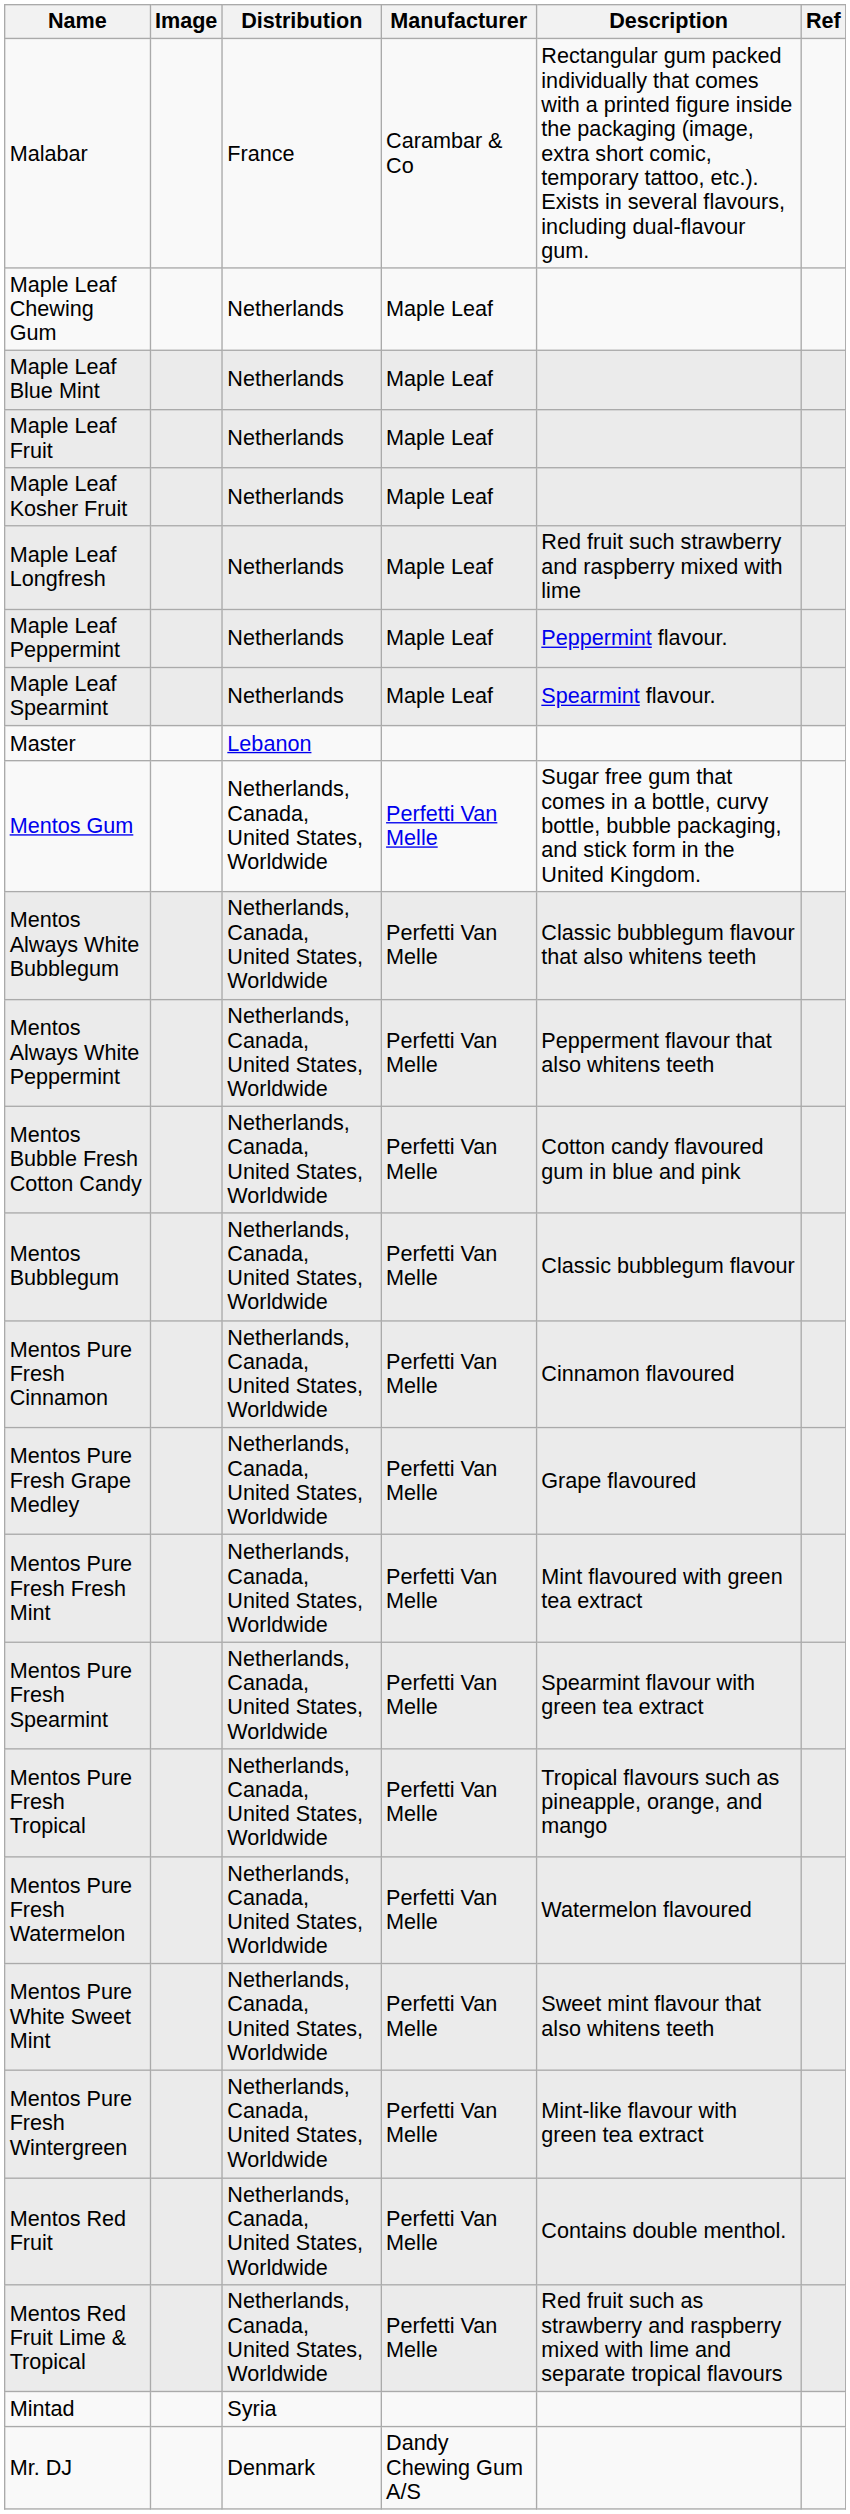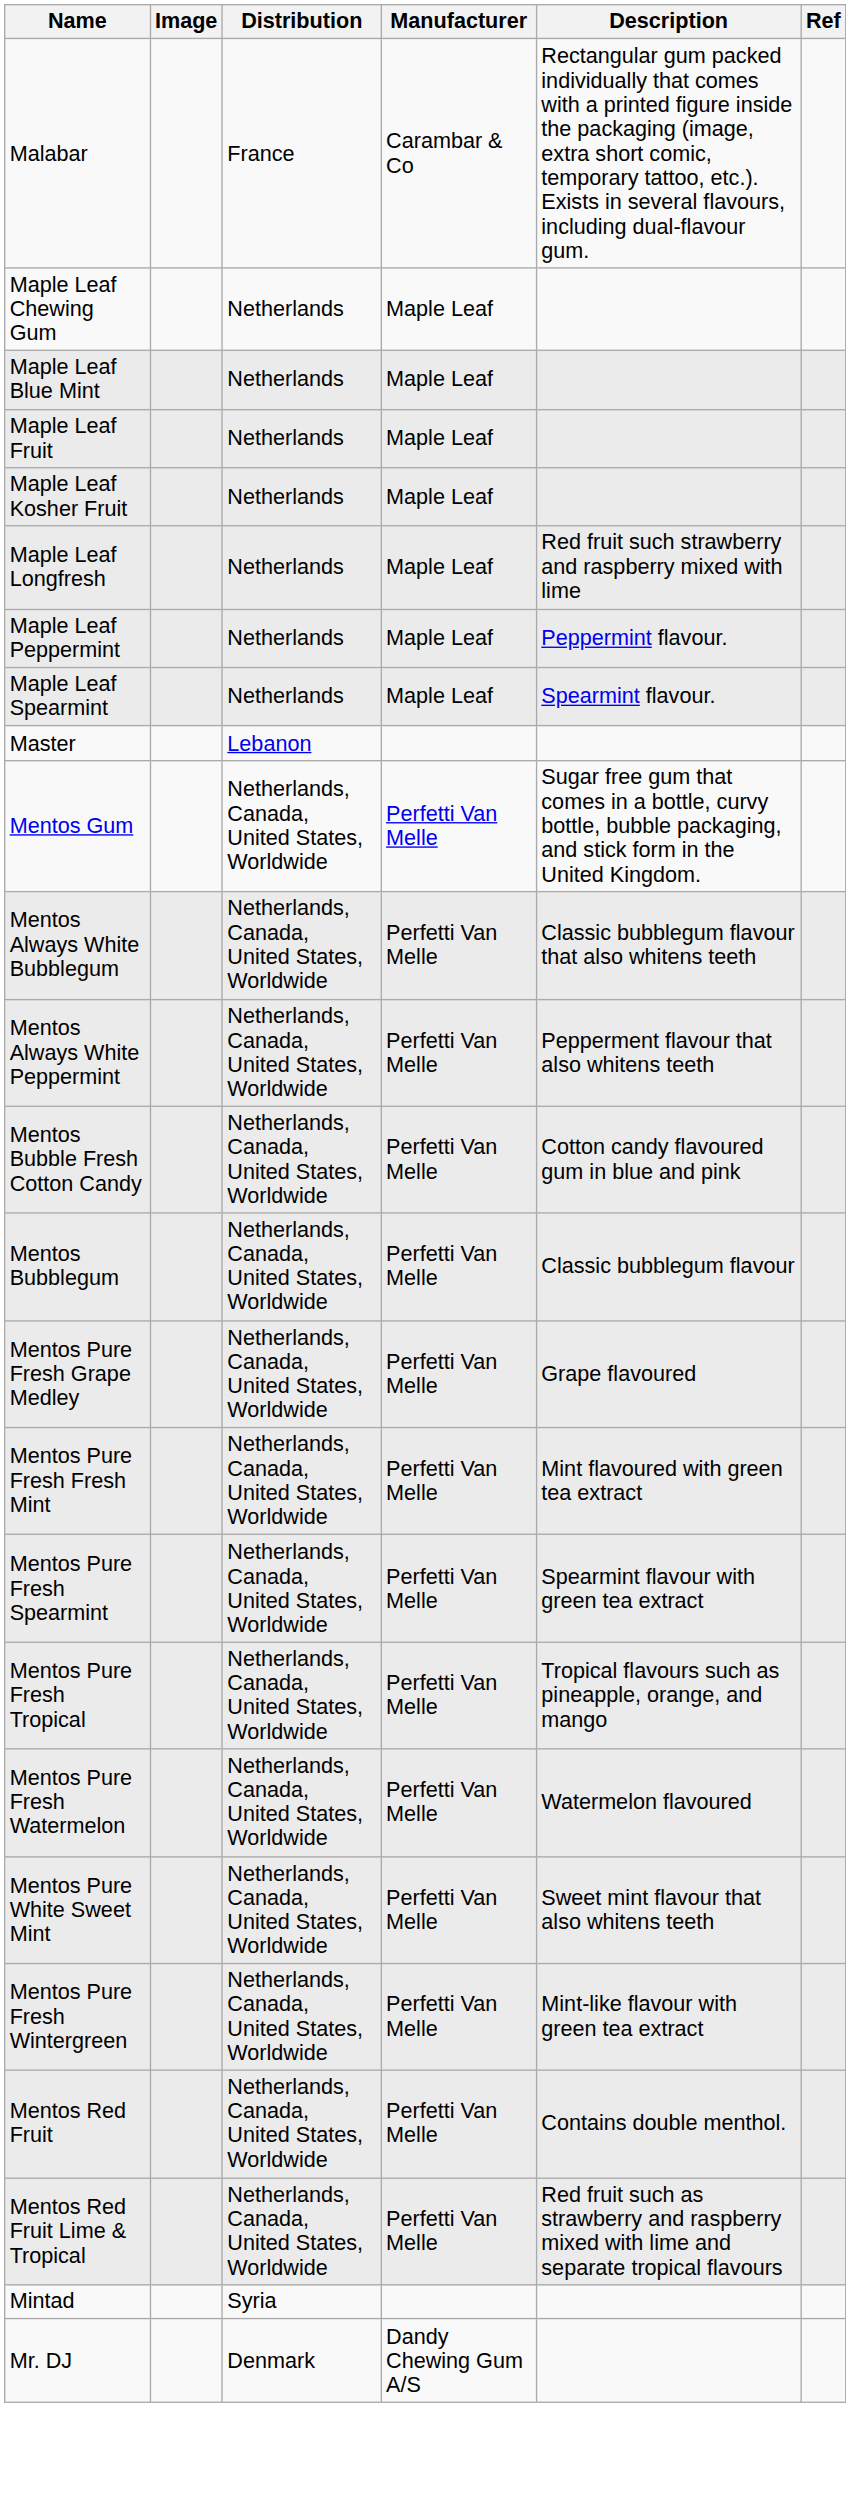- row: (71, 1373)
